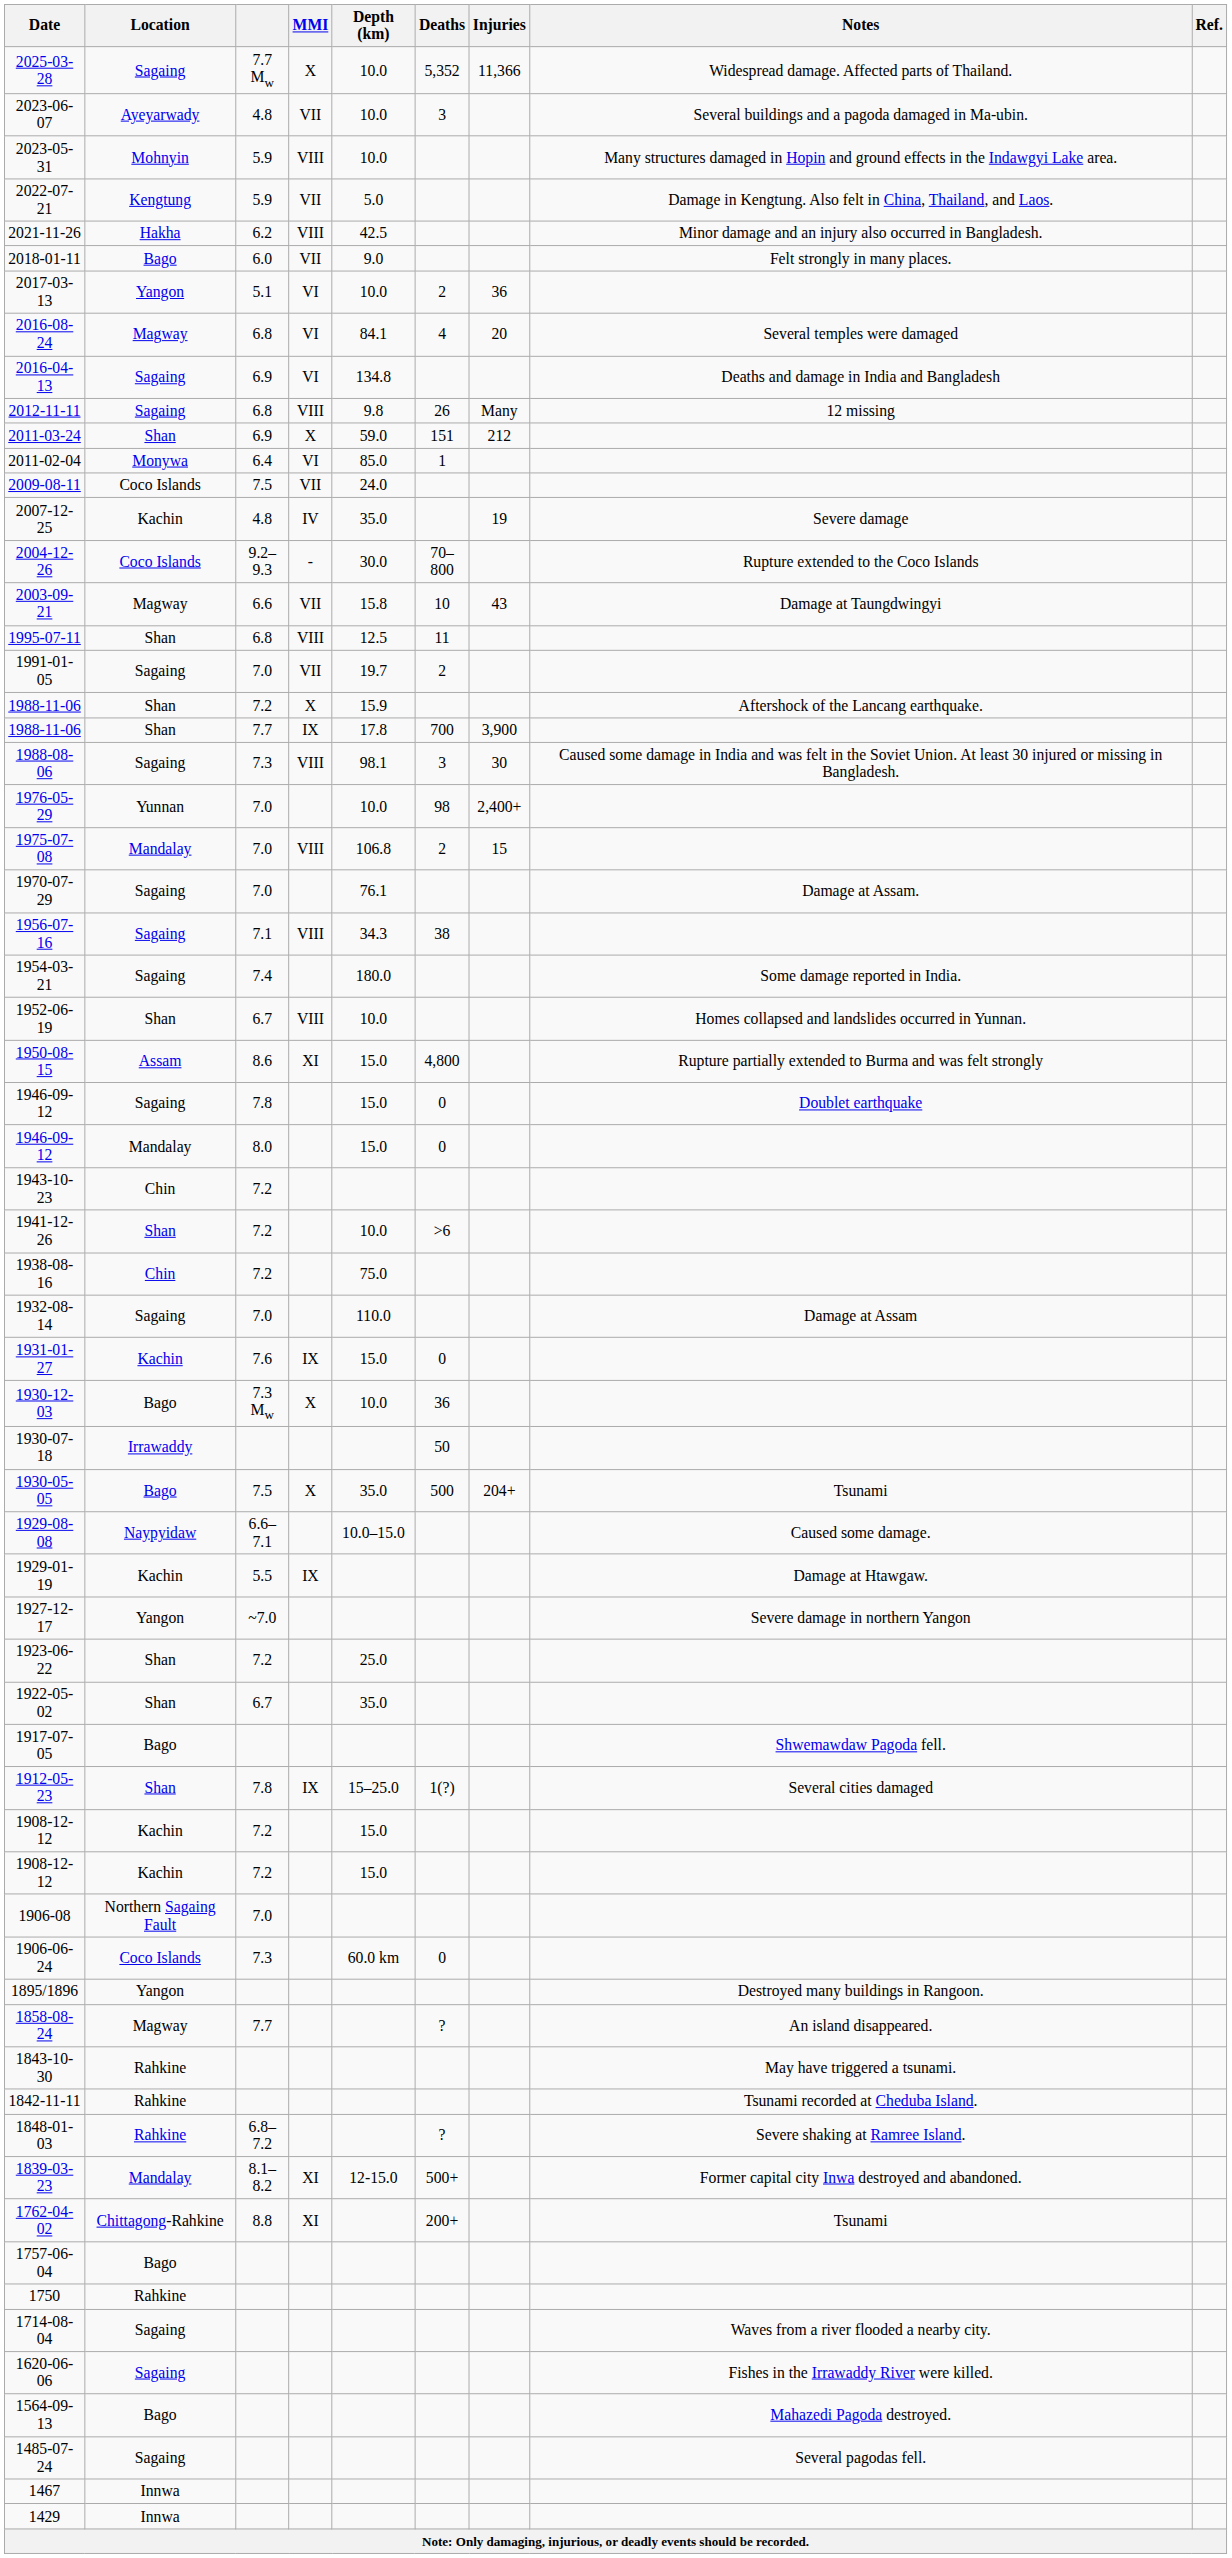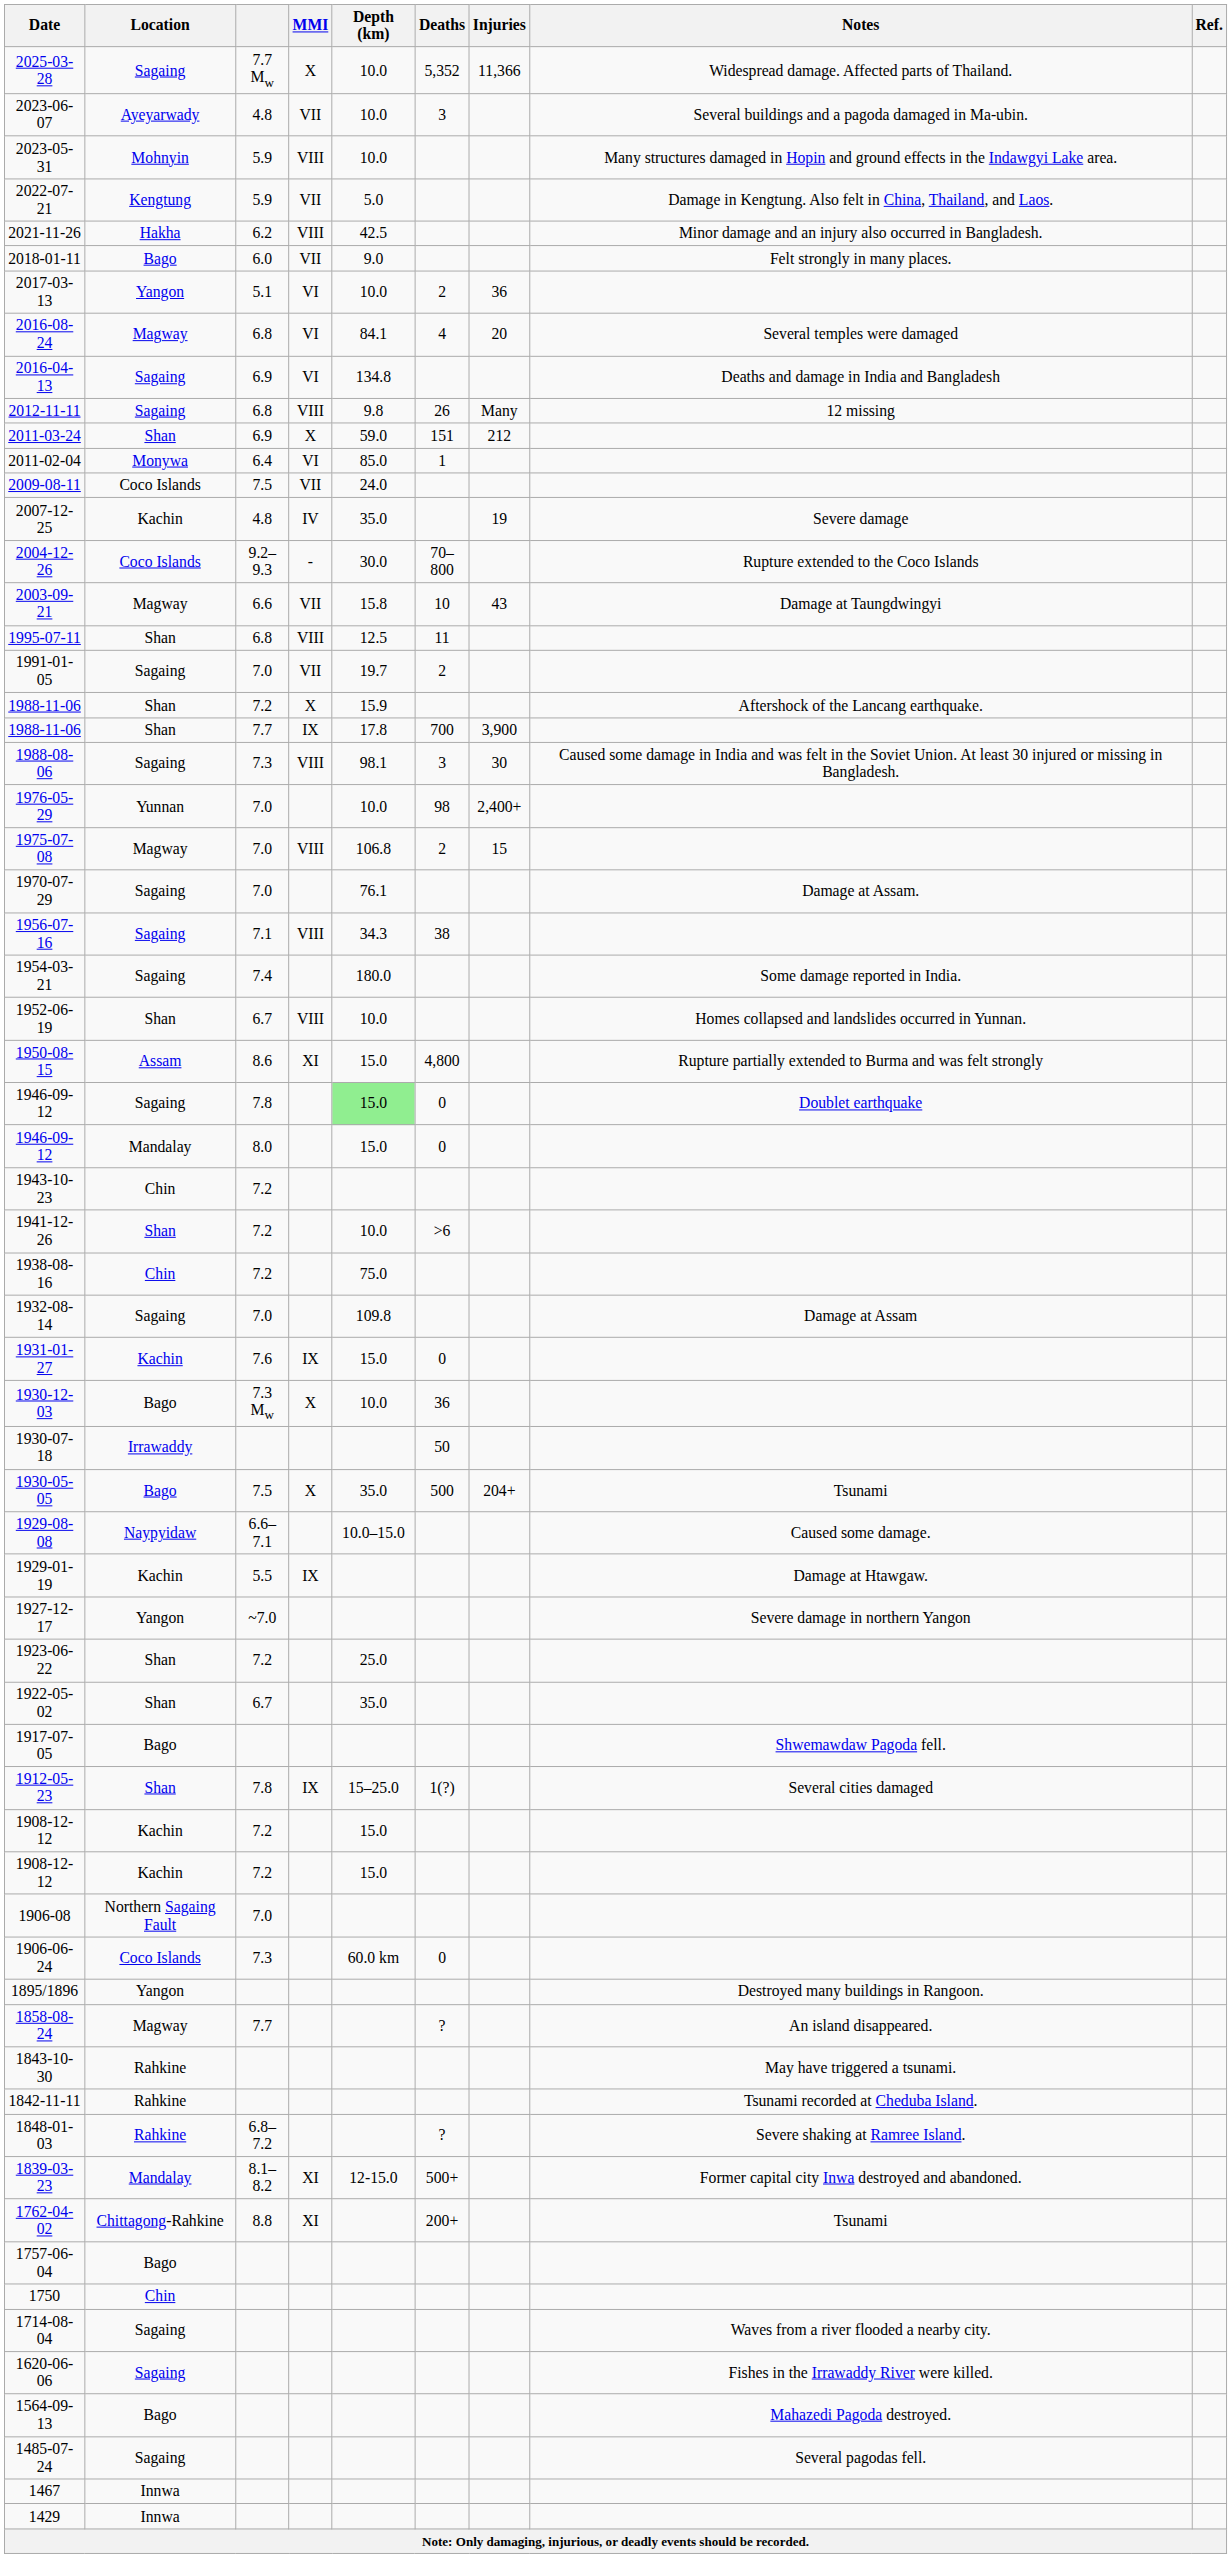(160, 848) Mandalay -> (160, 848) Magway
(373, 1103) no background -> (373, 1103) lightgreen background
(373, 1316) 110.0 -> (373, 1316) 109.8
(160, 2296) Rahkine -> (160, 2296) Chin
